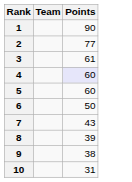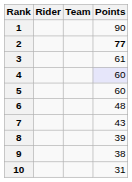+ column: (48, 12)
(90, 43) normal -> (120, 43) bold
(90, 106) 50 -> (120, 106) 48
